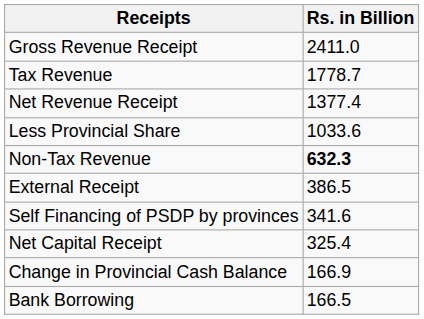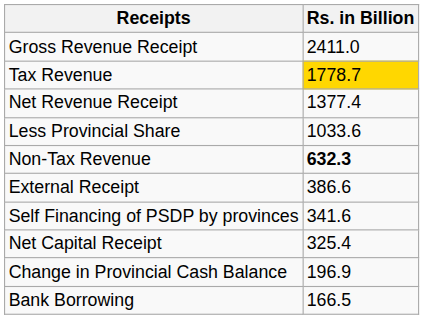(334, 74) no background -> (334, 74) gold background
(329, 187) 386.5 -> (329, 187) 386.6
(329, 272) 166.9 -> (329, 272) 196.9
